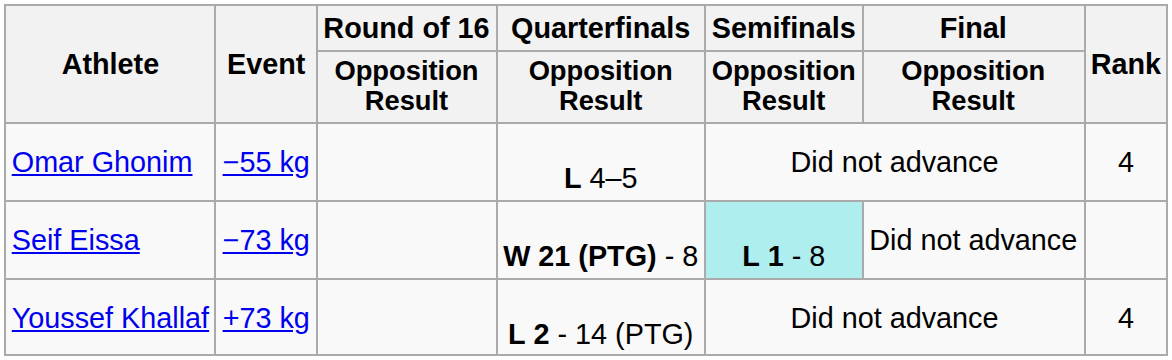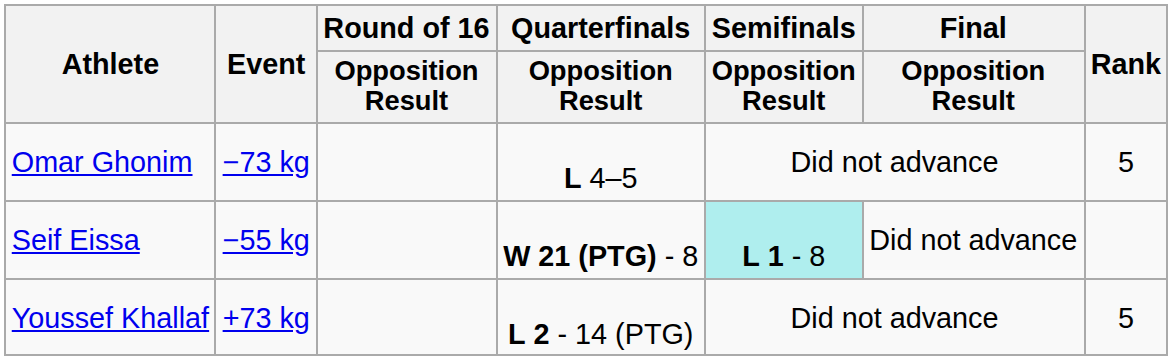(266, 163) −55 kg -> (266, 163) −73 kg
(1126, 163) 4 -> (1126, 163) 5
(266, 240) −73 kg -> (266, 240) −55 kg
(1126, 318) 4 -> (1126, 318) 5
